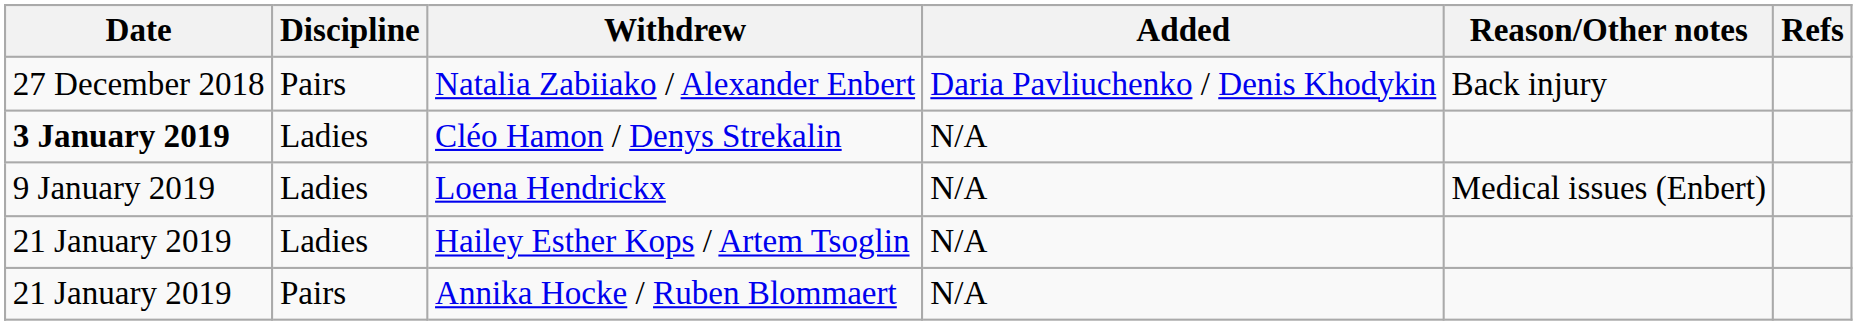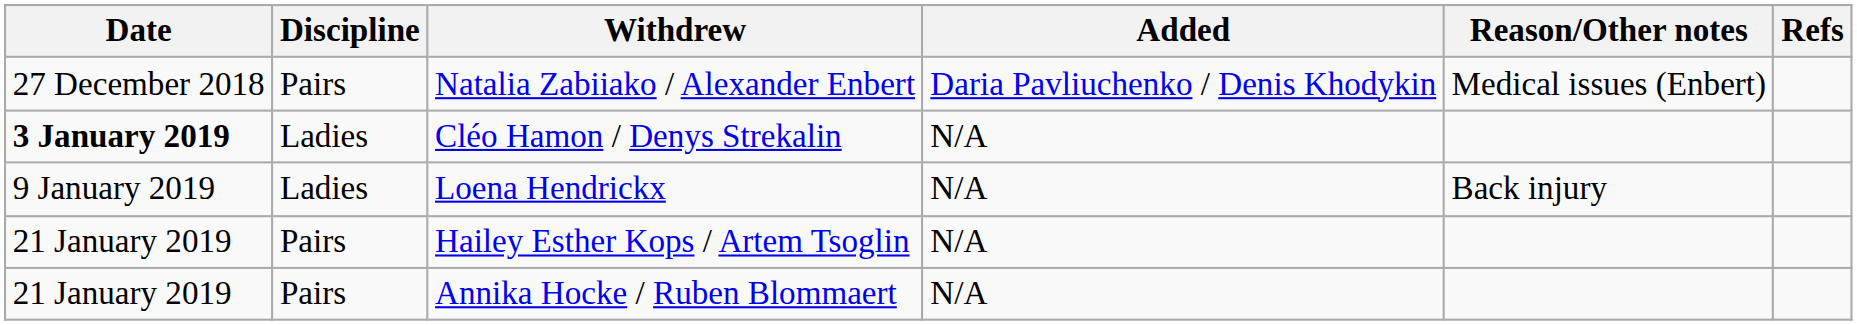(1529, 83) Back injury -> (1609, 83) Medical issues (Enbert)
(1609, 188) Medical issues (Enbert) -> (1529, 188) Back injury
(324, 240) Ladies -> (313, 240) Pairs
